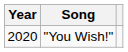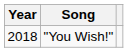(22, 36) 2020 -> (22, 36) 2018
